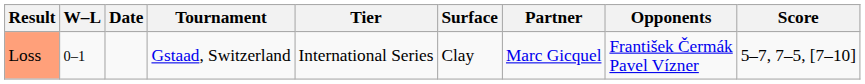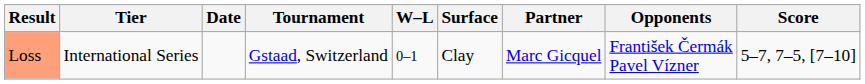columns swapped: (82, 18) <-> (366, 18)
